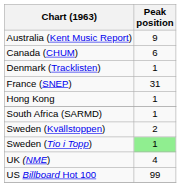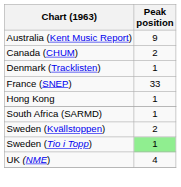(155, 53) 6 -> (155, 53) 2
(155, 83) 31 -> (155, 83) 33
- row: (51, 175)
